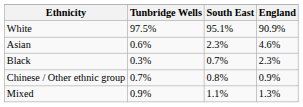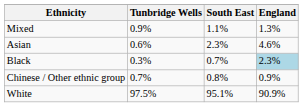rows swapped: (19, 29) <-> (20, 94)
(270, 61) no background -> (270, 61) lightblue background
